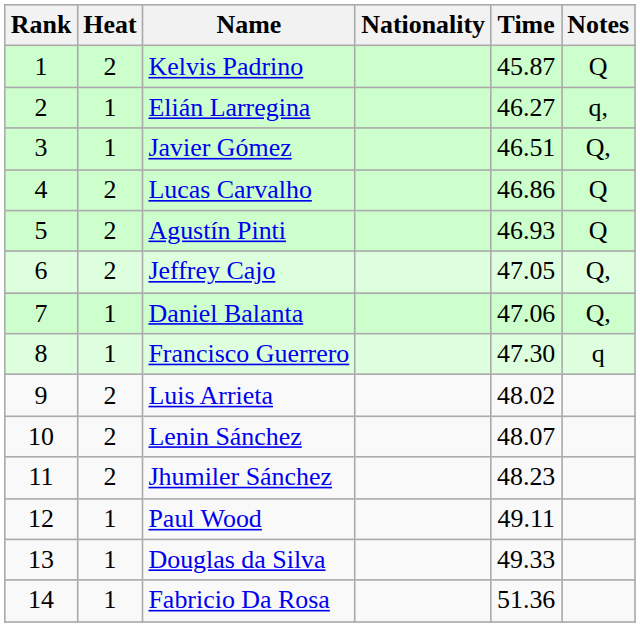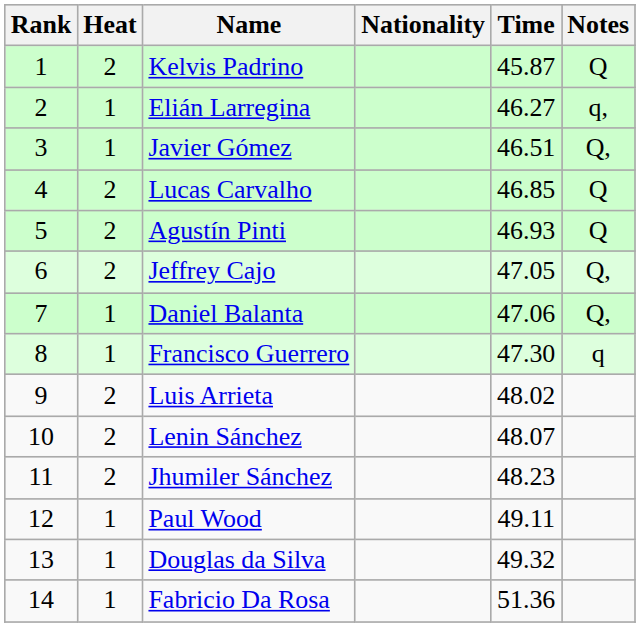(526, 189) 46.86 -> (526, 189) 46.85
(526, 559) 49.33 -> (526, 559) 49.32
